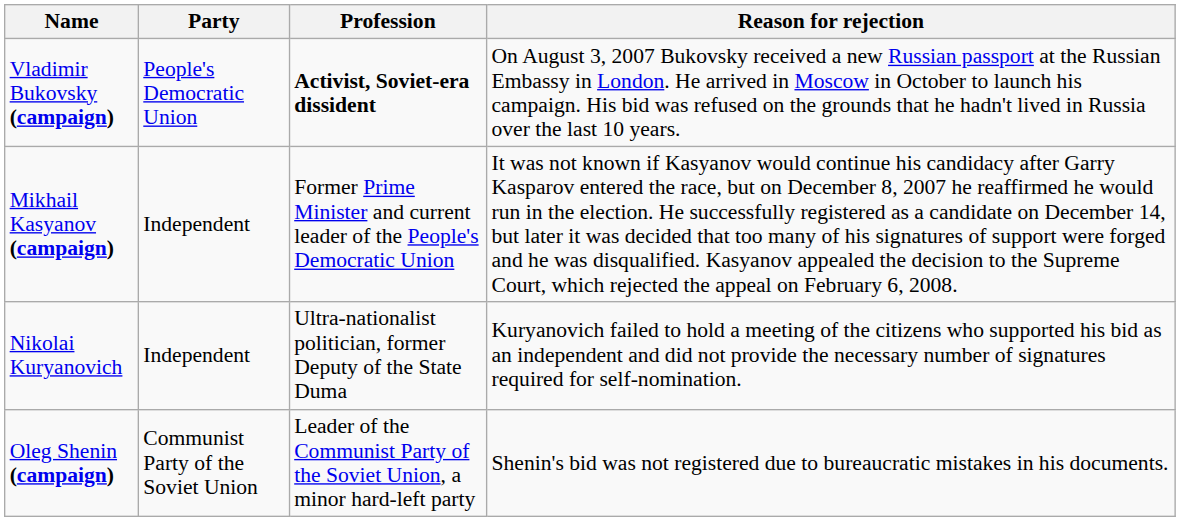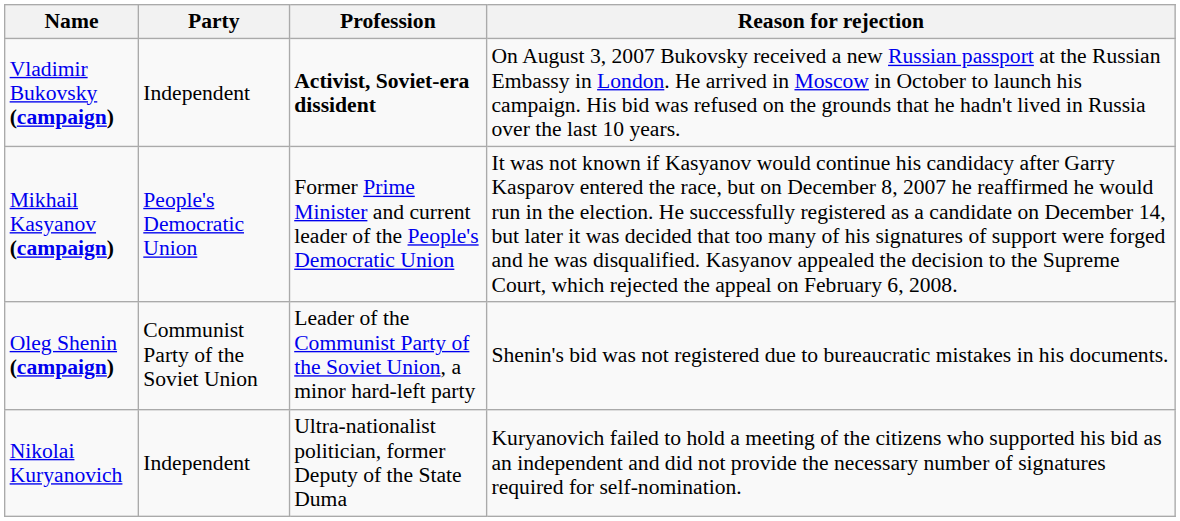(194, 92) People's Democratic Union -> (197, 92) Independent
(197, 223) Independent -> (194, 223) People's Democratic Union
rows swapped: (66, 355) <-> (63, 462)
